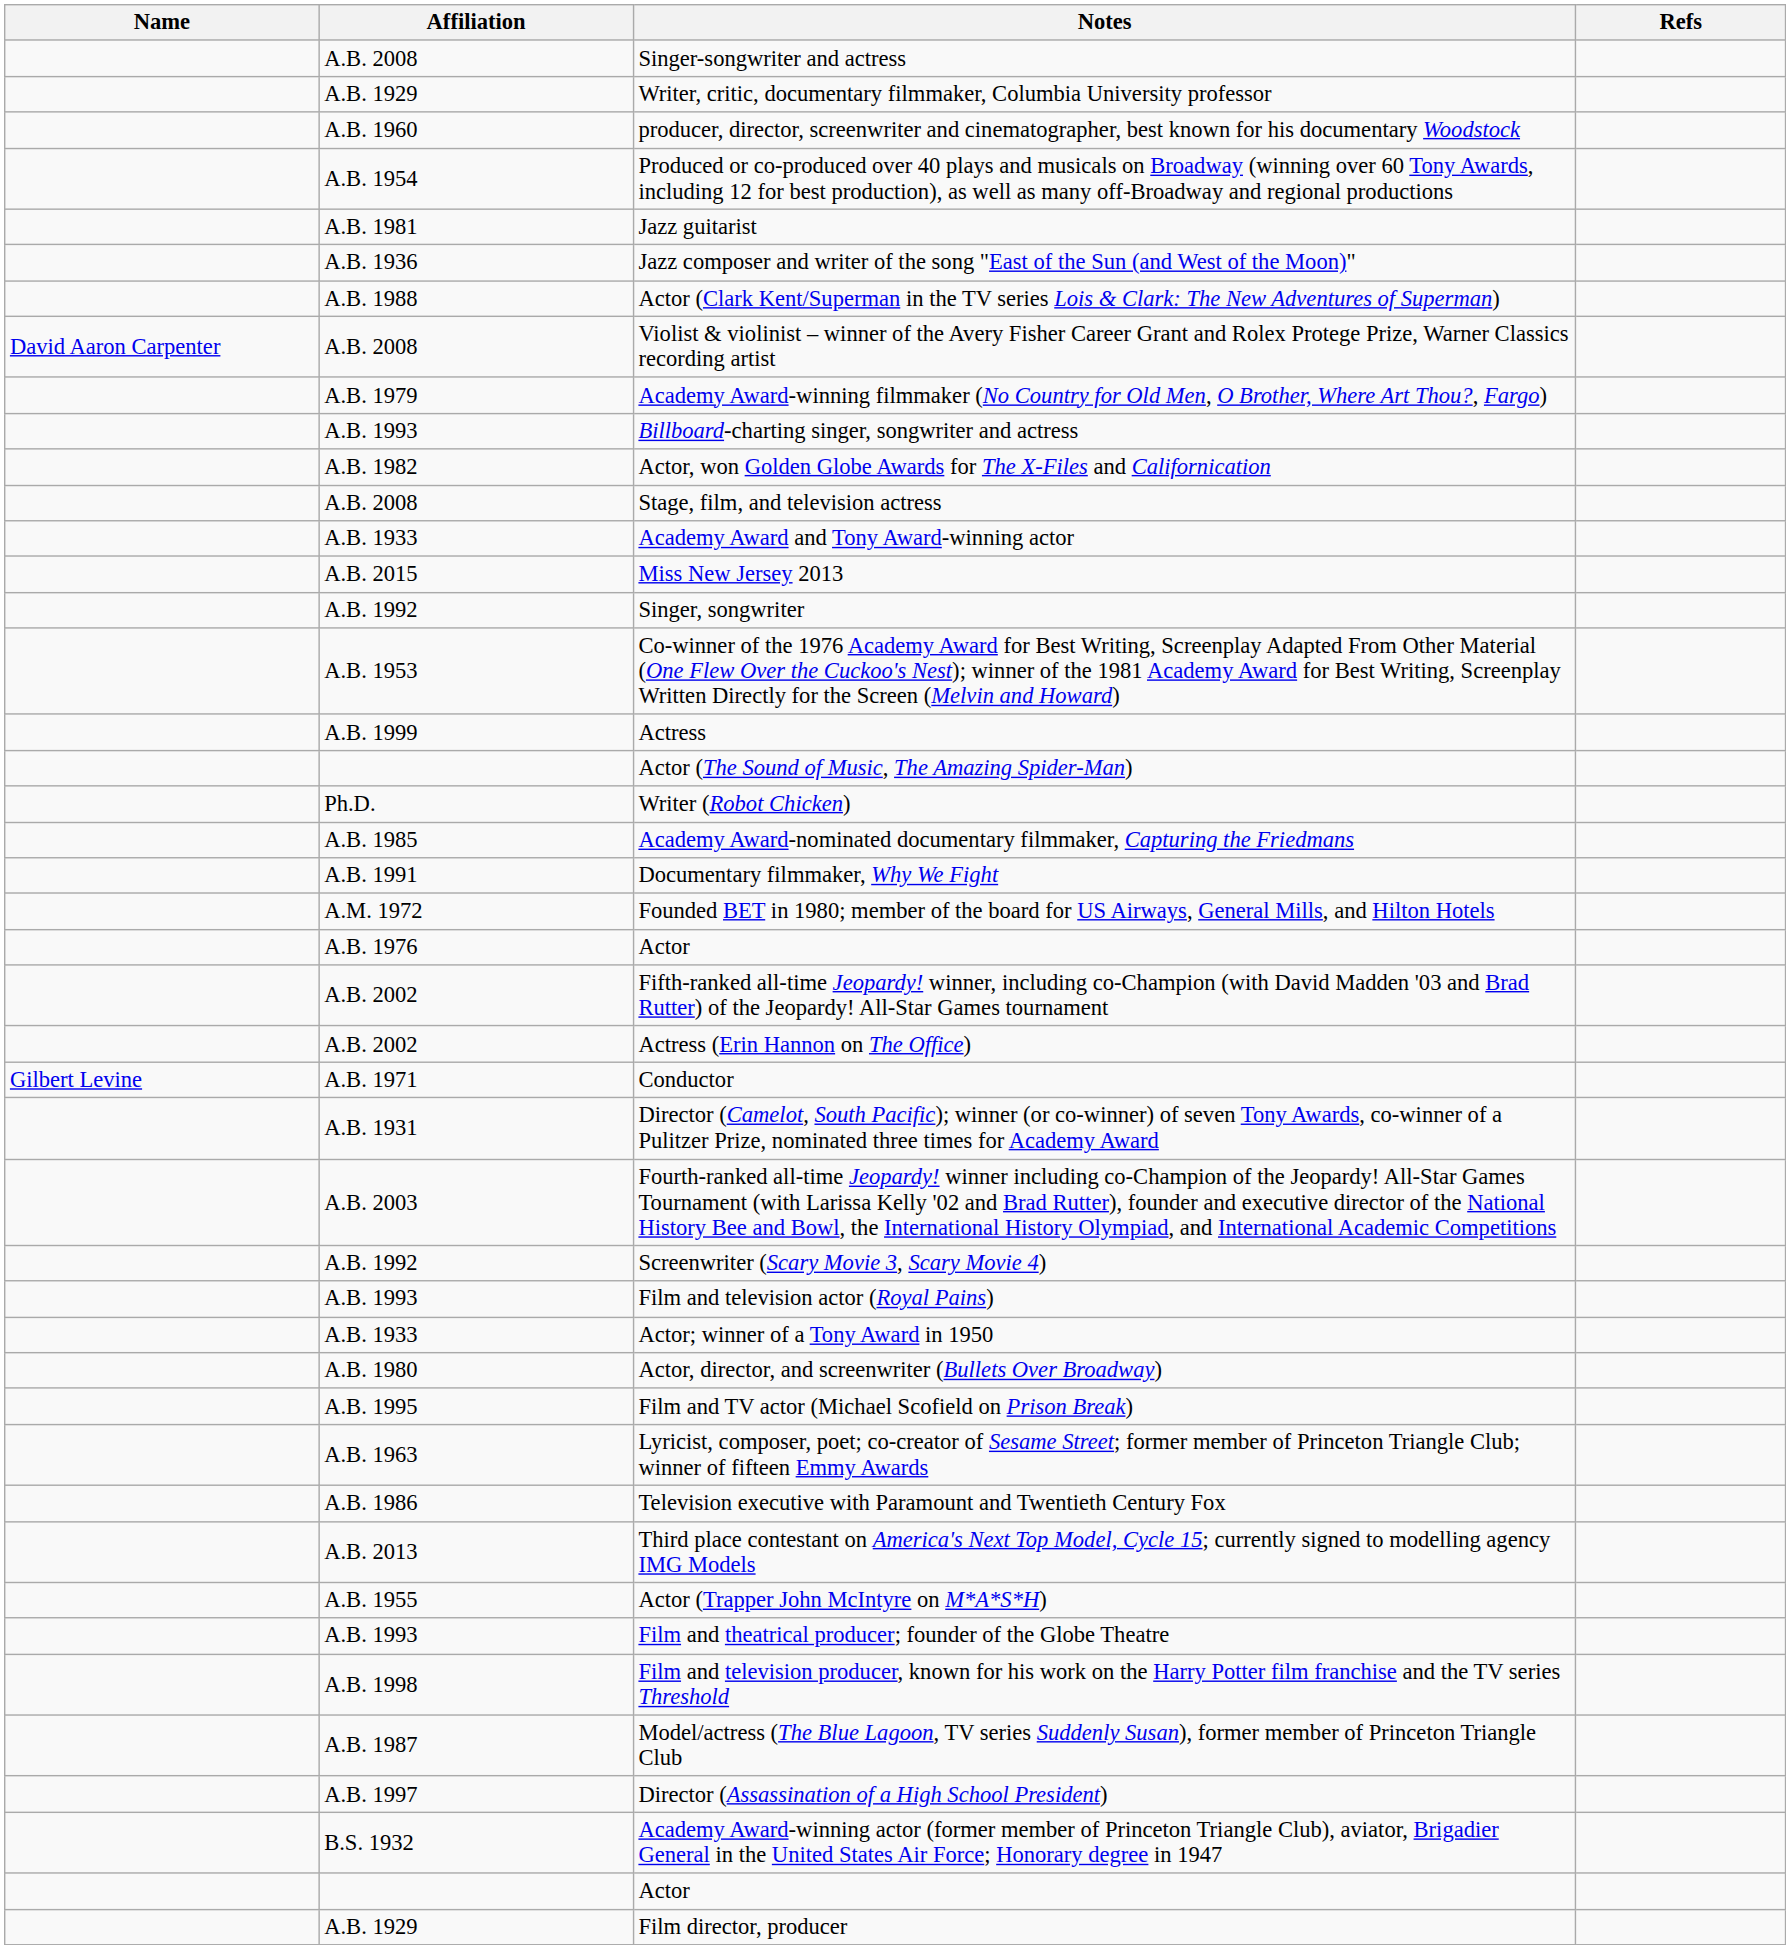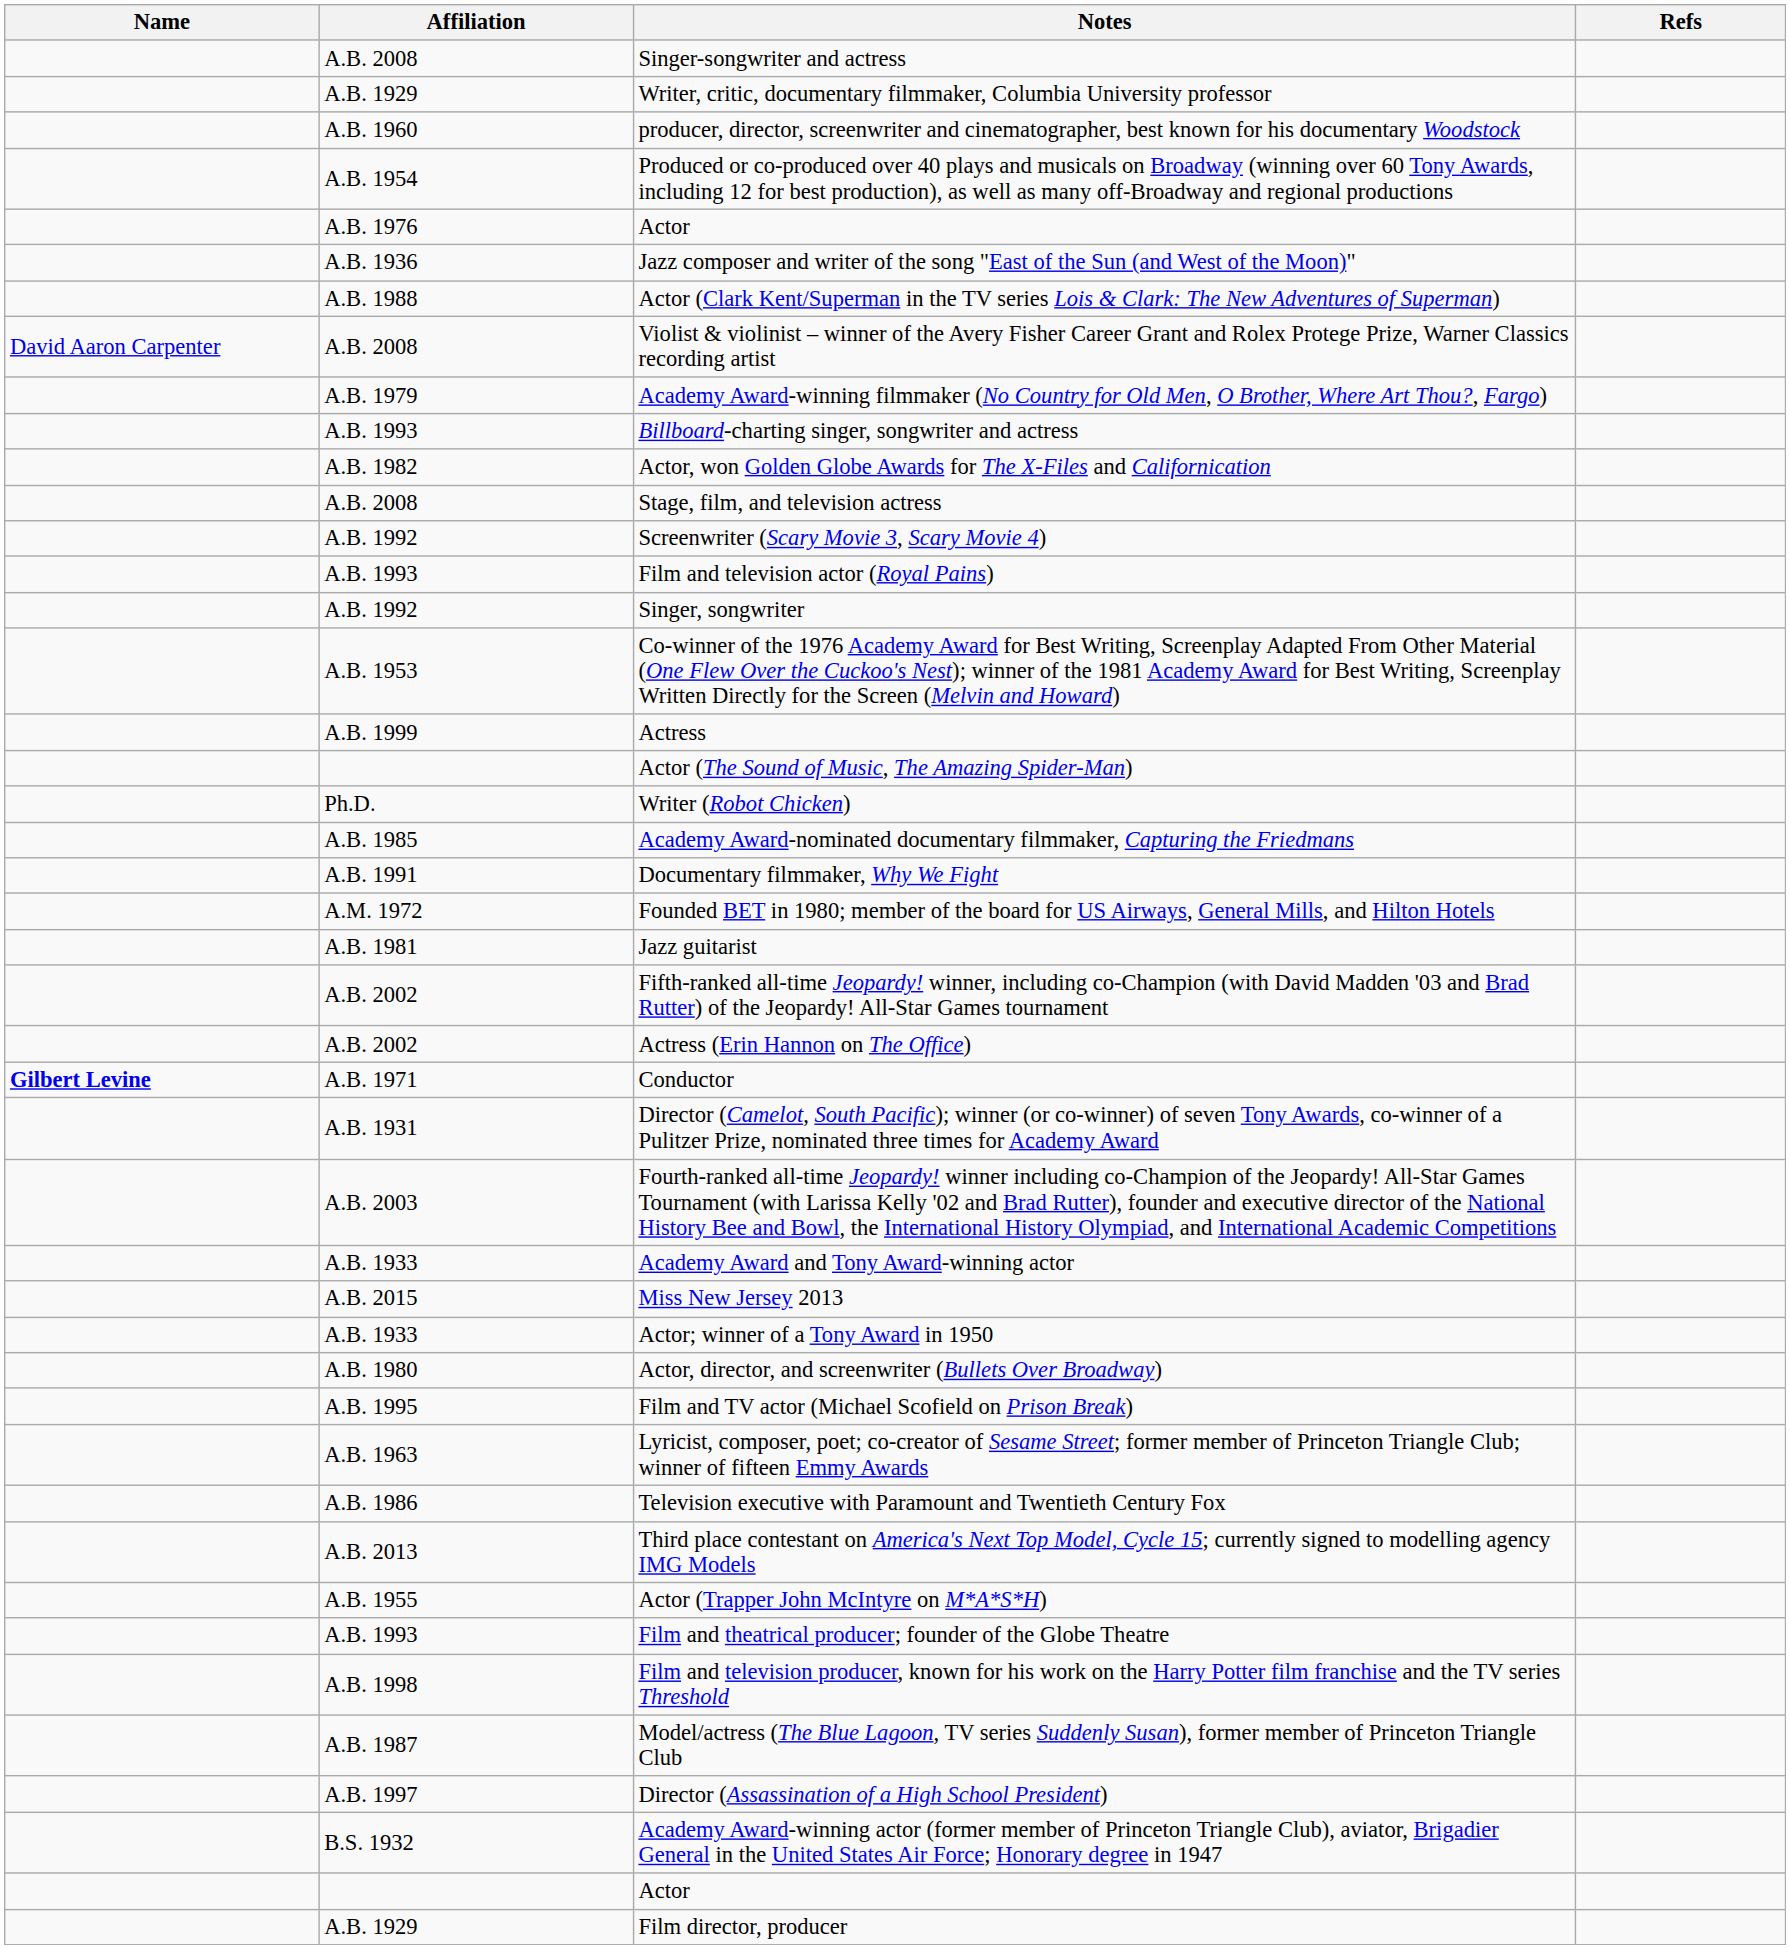rows swapped: (371, 946) <-> (371, 226)
rows swapped: (371, 538) <-> (371, 1263)
rows swapped: (371, 1298) <-> (371, 574)
(76, 1079) normal -> (80, 1079) bold
